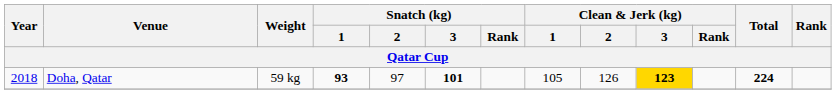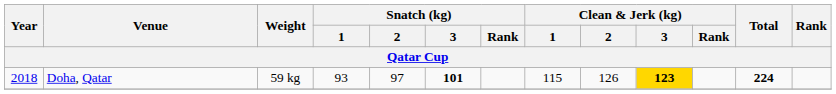(341, 78) bold -> (341, 78) normal
(552, 78) 105 -> (552, 78) 115
